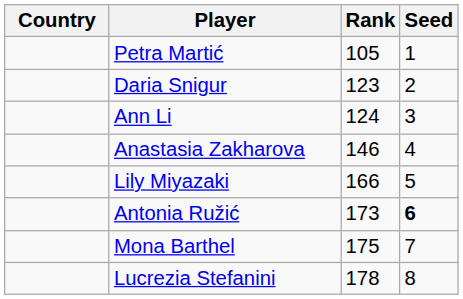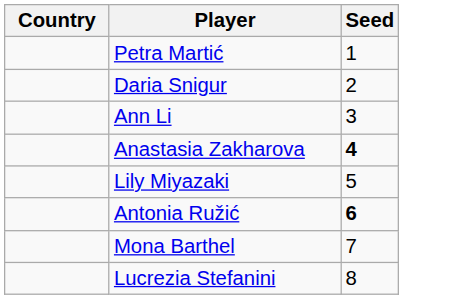- column: (370, 20)
(410, 149) normal -> (351, 149) bold
